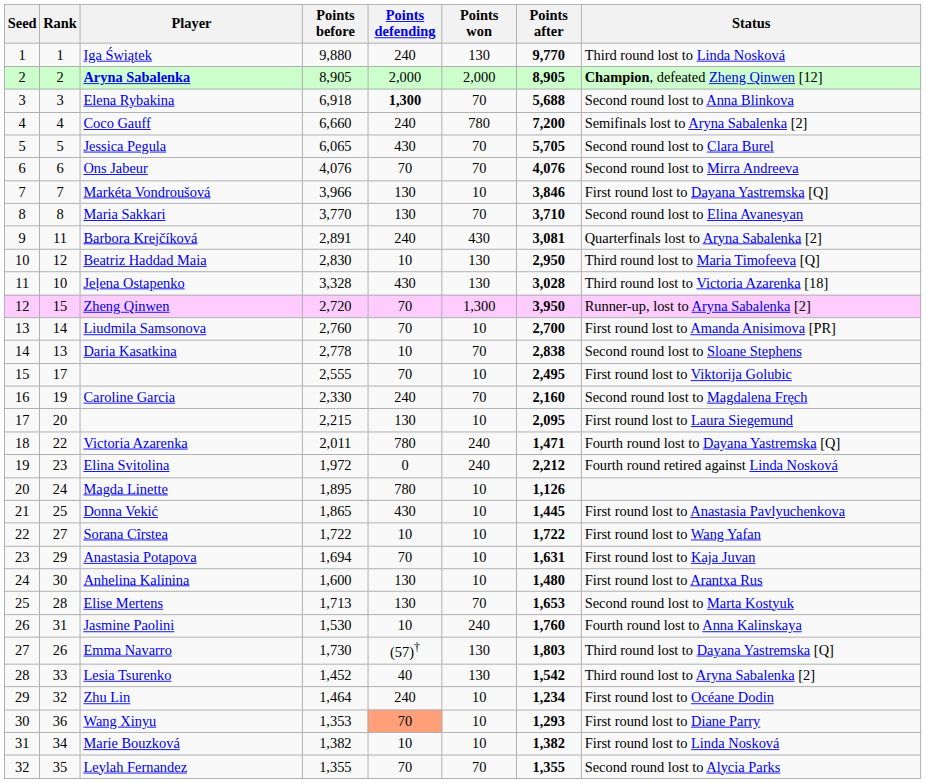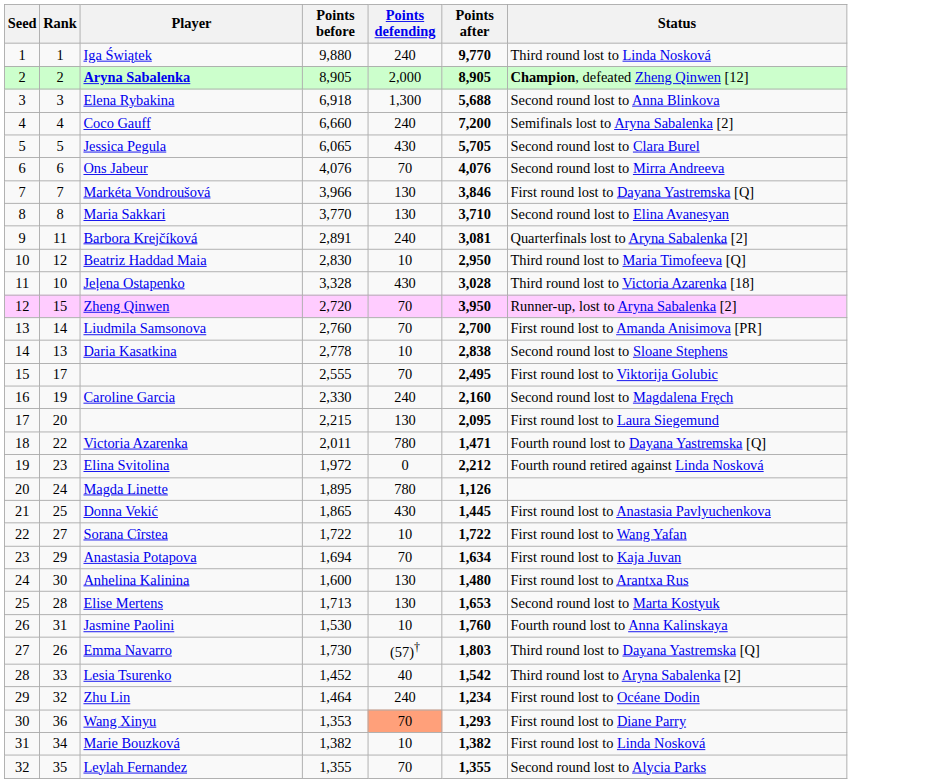- column: (479, 24)
(405, 100) bold -> (405, 100) normal
(549, 557) 1,631 -> (475, 557) 1,634
